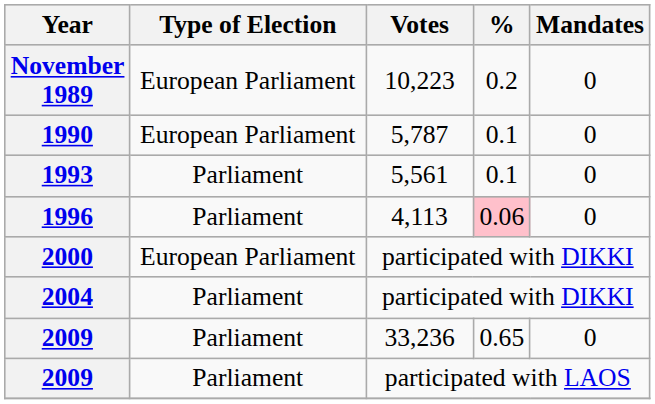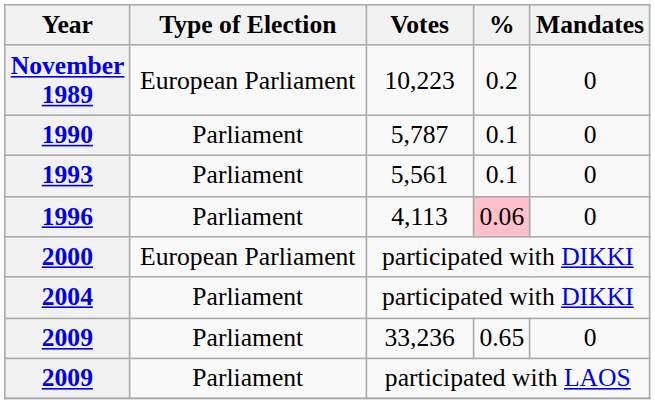(248, 134) European Parliament -> (248, 134) Parliament
